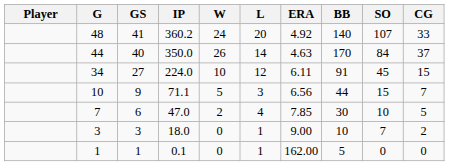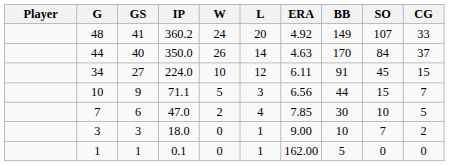(342, 33) 140 -> (342, 33) 149
